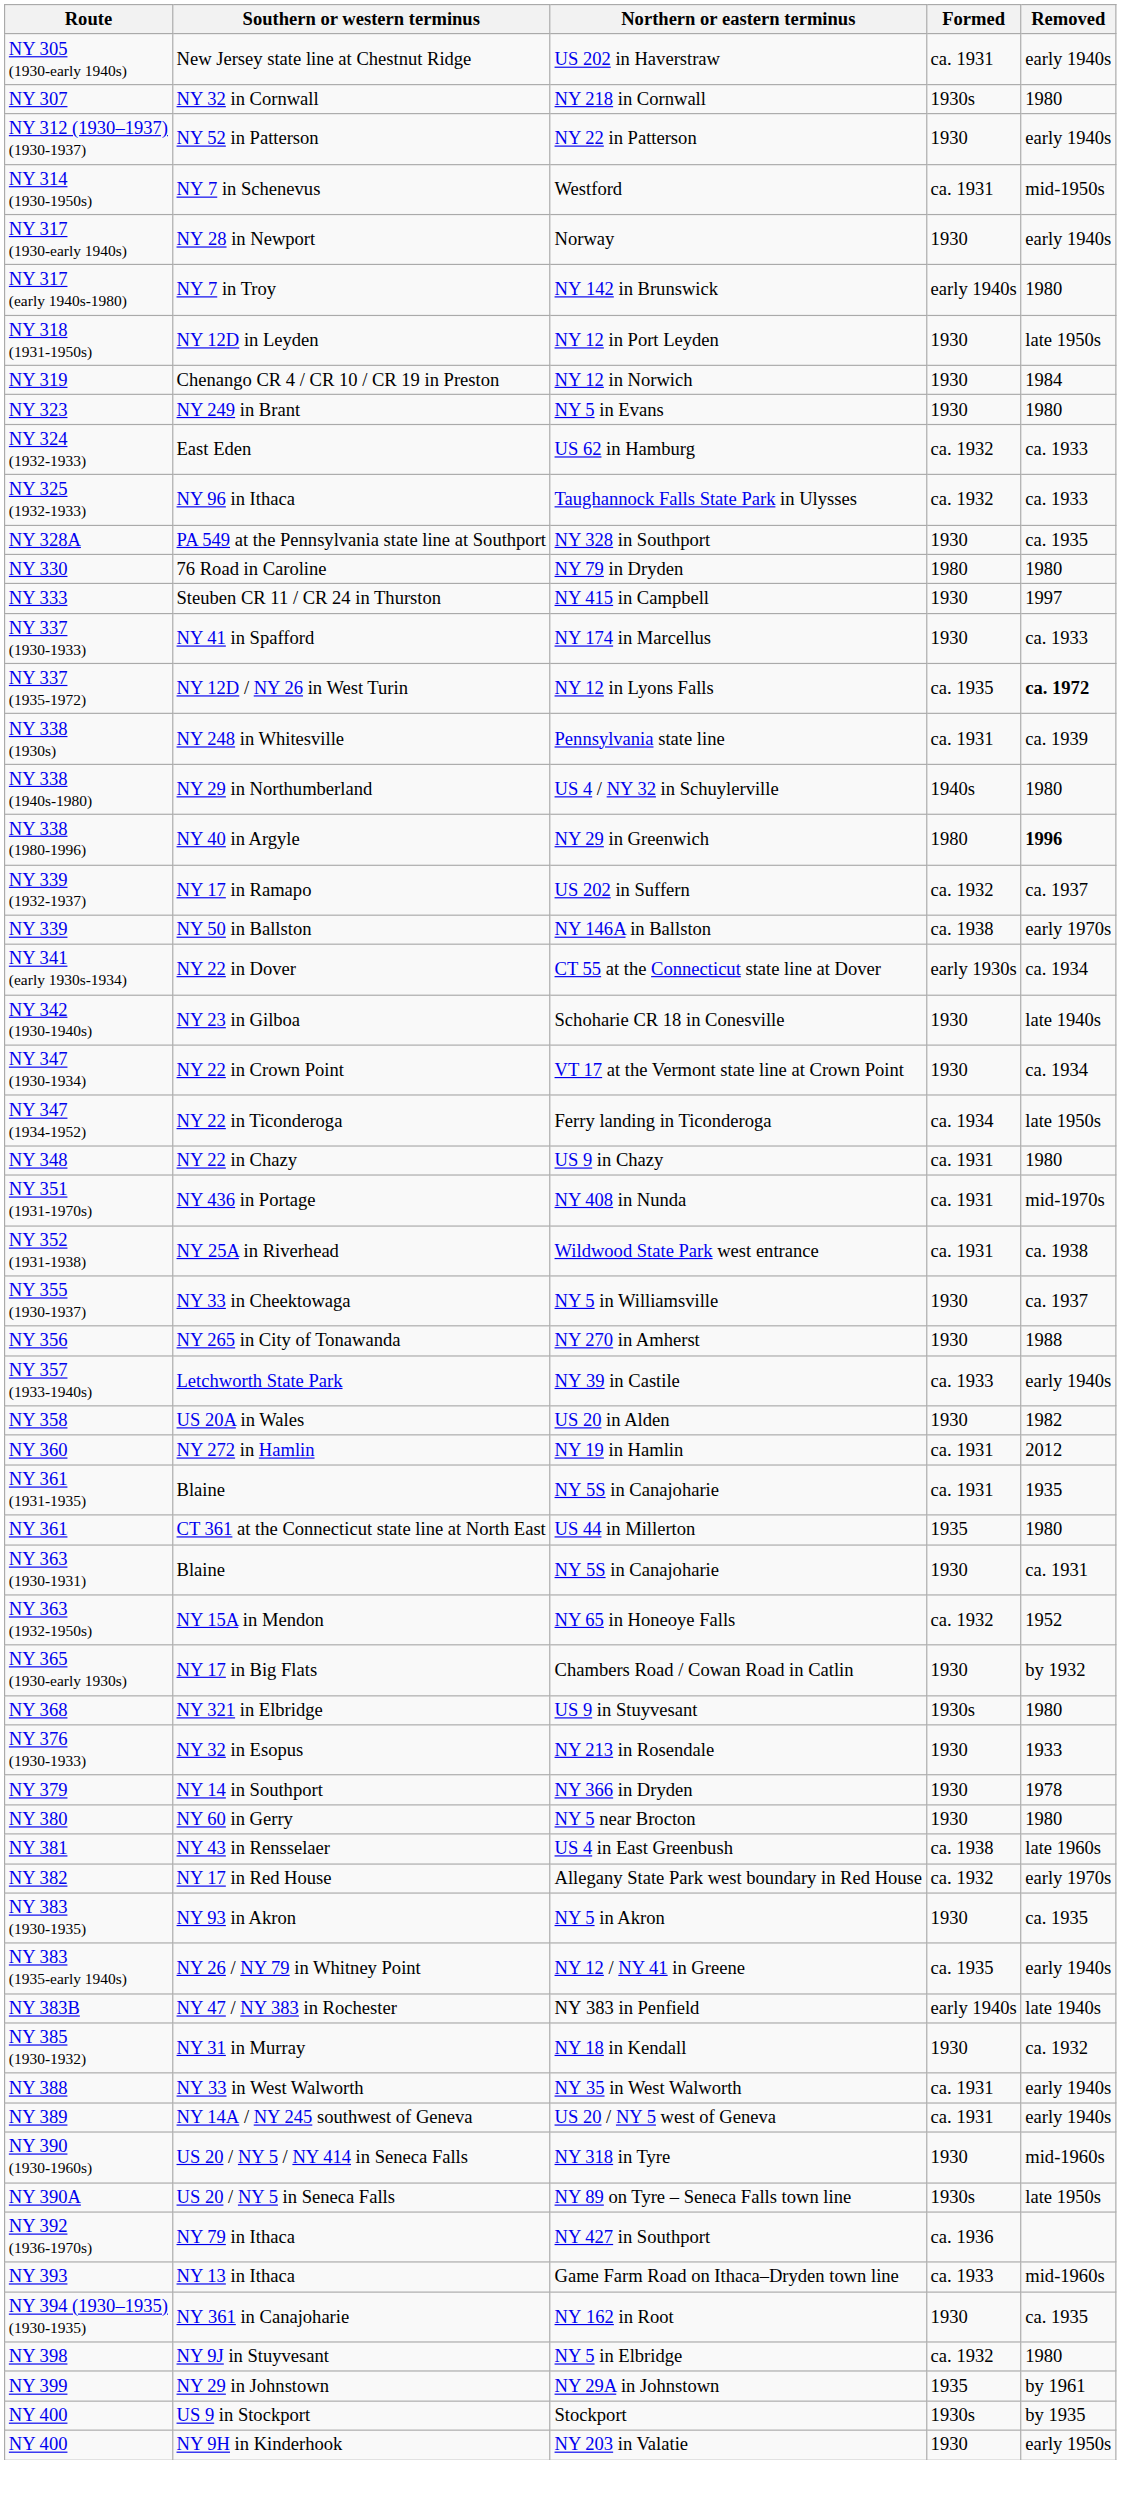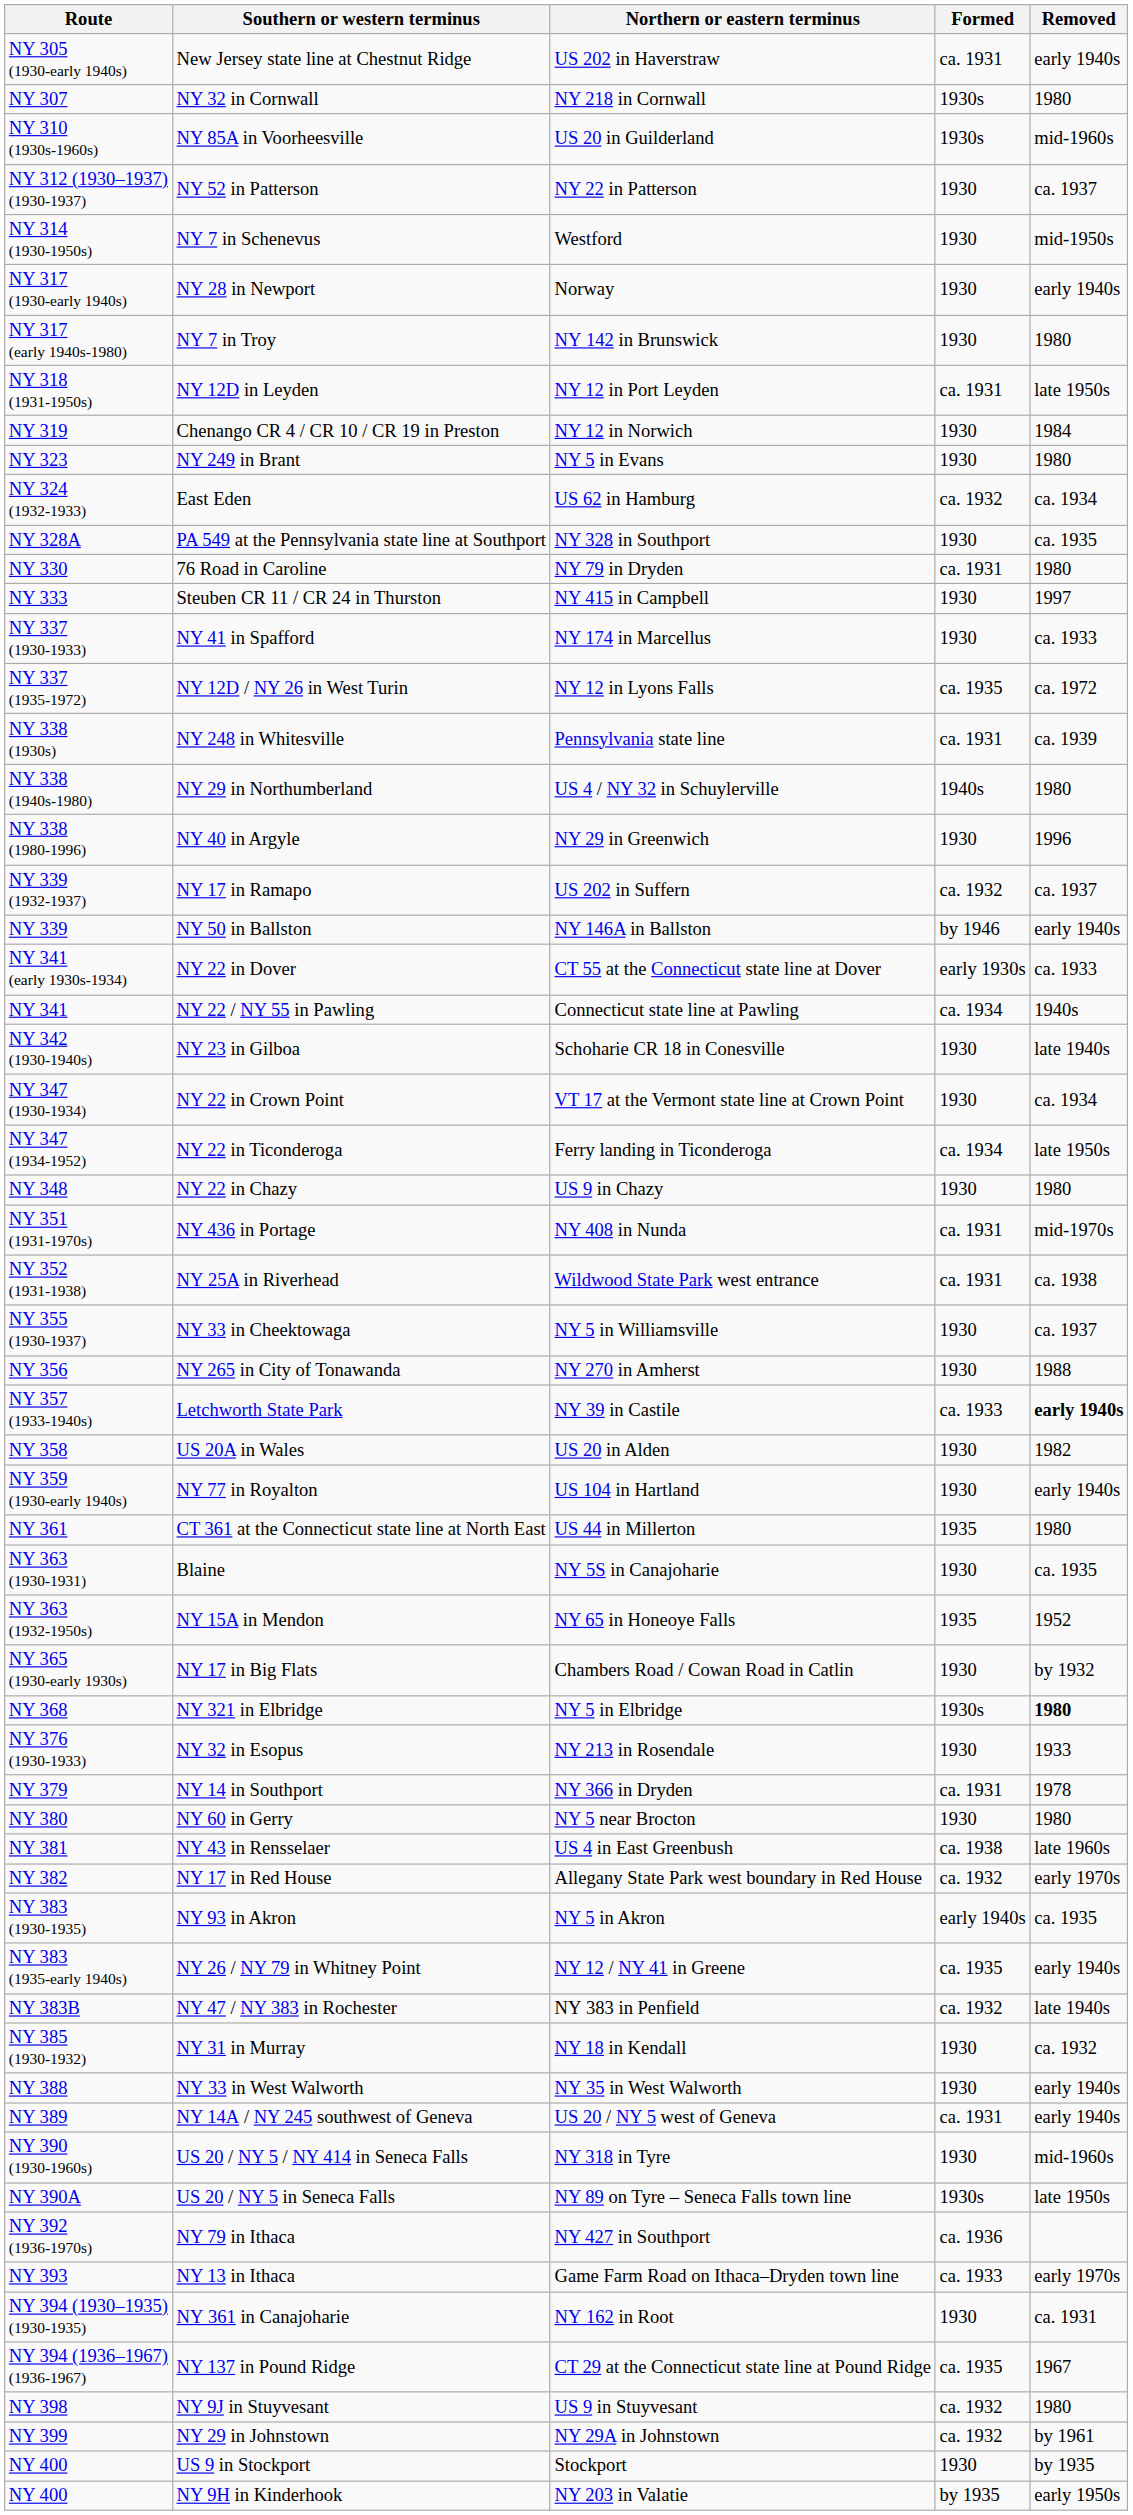+ row: (54, 138)
(1068, 138) early 1940s -> (1066, 189) ca. 1937
(962, 189) ca. 1931 -> (958, 239) 1930
(974, 289) early 1940s -> (958, 340) 1930
(949, 340) 1930 -> (971, 390) ca. 1931
(1057, 449) ca. 1933 -> (1066, 499) ca. 1934
- row: (48, 499)
(949, 568) 1980 -> (971, 568) ca. 1931
(1057, 688) bold -> (1066, 688) normal
(949, 839) 1980 -> (958, 839) 1930
(1044, 839) bold -> (1053, 839) normal
(962, 929) ca. 1938 -> (970, 929) by 1946
(1068, 929) early 1970s -> (1077, 929) early 1940s
(1057, 969) ca. 1934 -> (1066, 969) ca. 1933
+ row: (38, 1009)
(962, 1160) ca. 1931 -> (958, 1189) 1930
(1068, 1380) normal -> (1079, 1410) bold
+ row: (68, 1489)
- row: (38, 1449)
- row: (48, 1489)
(1057, 1569) ca. 1931 -> (1066, 1569) ca. 1935
(962, 1619) ca. 1932 -> (958, 1619) 1935
(626, 1710) US 9 in Stuyvesant -> (618, 1710) NY 5 in Elbridge
(1044, 1710) normal -> (1053, 1710) bold
(949, 1789) 1930 -> (971, 1789) ca. 1931
(949, 1917) 1930 -> (983, 1917) early 1940s
(974, 2008) early 1940s -> (971, 2008) ca. 1932
(962, 2087) ca. 1931 -> (958, 2087) 1930
(1065, 2276) mid-1960s -> (1077, 2276) early 1970s
(1057, 2316) ca. 1935 -> (1066, 2316) ca. 1931
+ row: (88, 2367)
(618, 2356) NY 5 in Elbridge -> (626, 2406) US 9 in Stuyvesant
(949, 2386) 1935 -> (971, 2436) ca. 1932
(953, 2415) 1930s -> (958, 2465) 1930
(949, 2444) 1930 -> (970, 2495) by 1935
